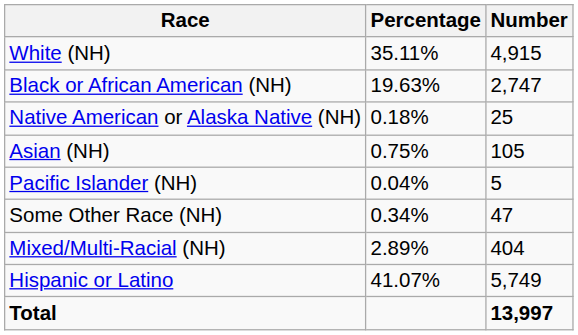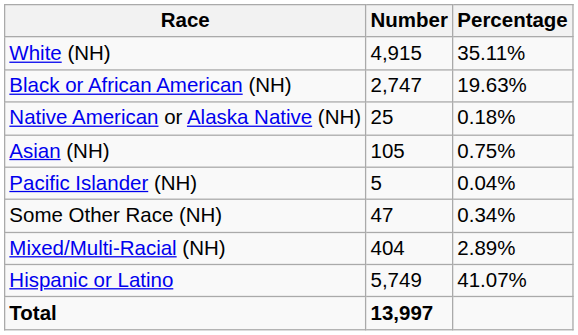columns swapped: (529, 20) <-> (426, 20)
